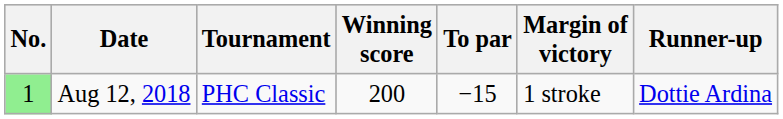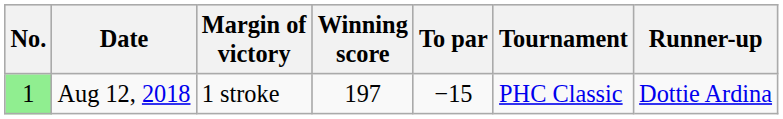columns swapped: (266, 39) <-> (575, 39)
(387, 93) 200 -> (363, 93) 197
